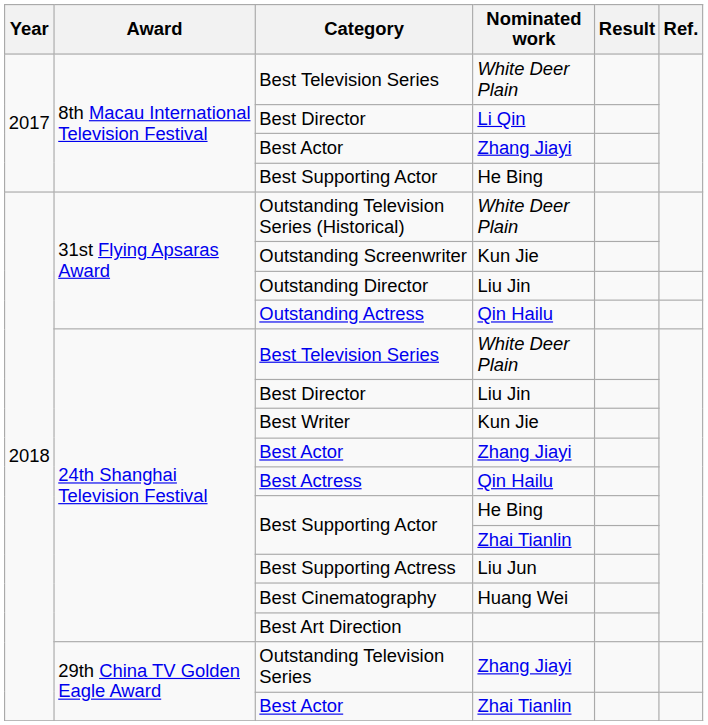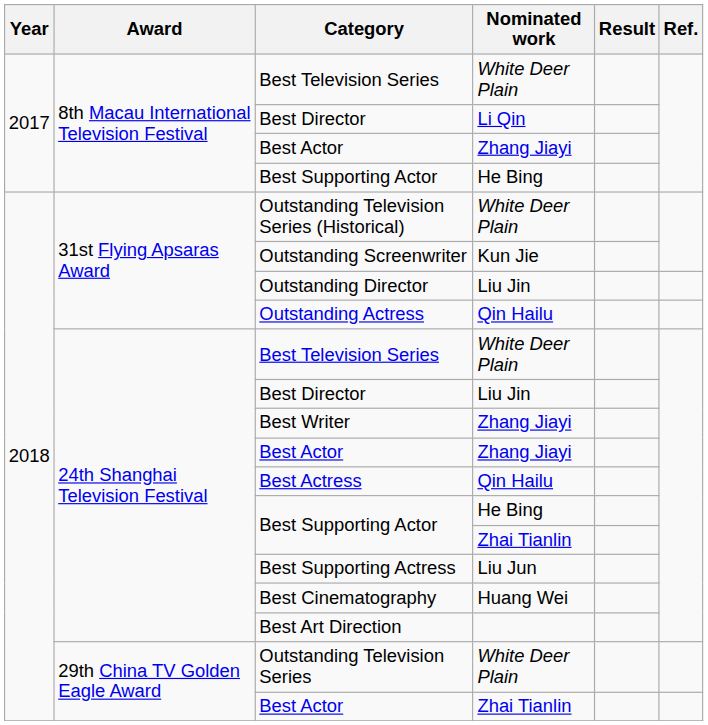(508, 422) Kun Jie -> (524, 422) Zhang Jiayi
(524, 666) Zhang Jiayi -> (523, 666) White Deer Plain
